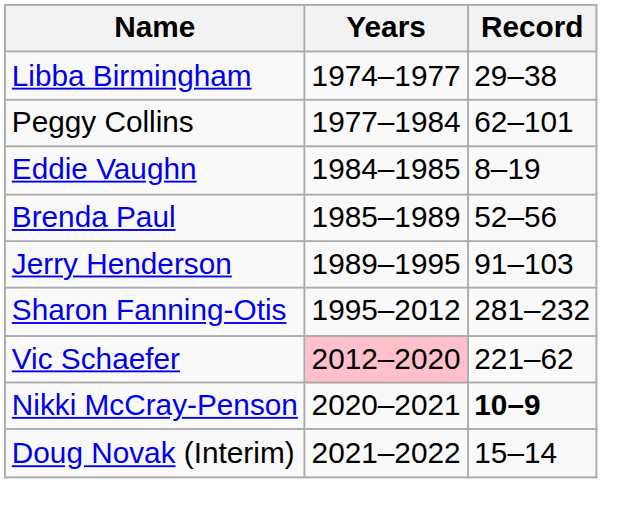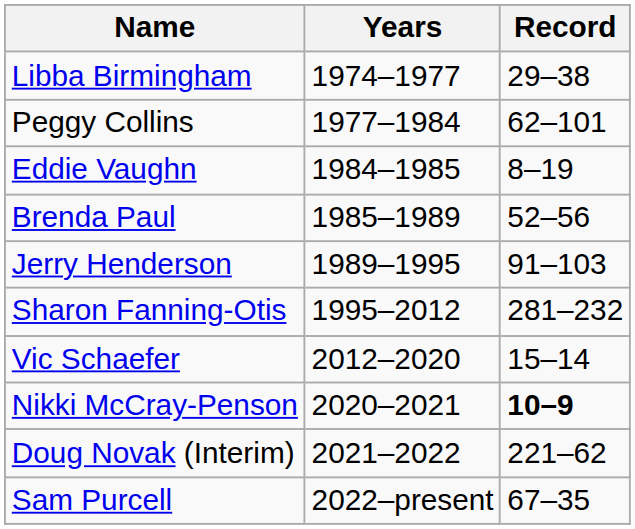(386, 358) pink background -> (386, 358) no background
(524, 358) 221–62 -> (549, 358) 15–14
(516, 452) 15–14 -> (557, 452) 221–62
+ row: (92, 500)
